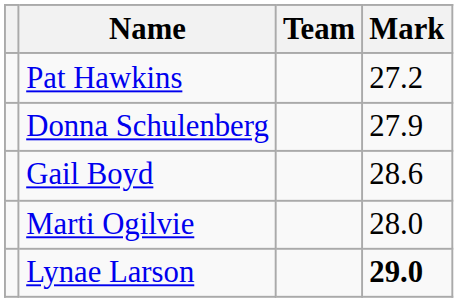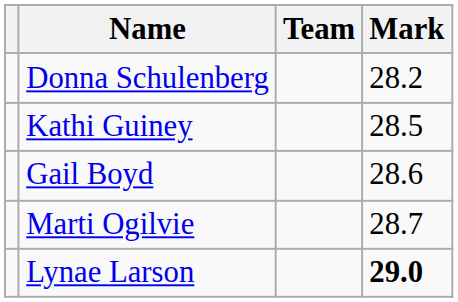- row: (104, 77)
(396, 126) 27.9 -> (396, 77) 28.2
+ row: (109, 126)
(396, 223) 28.0 -> (396, 223) 28.7
